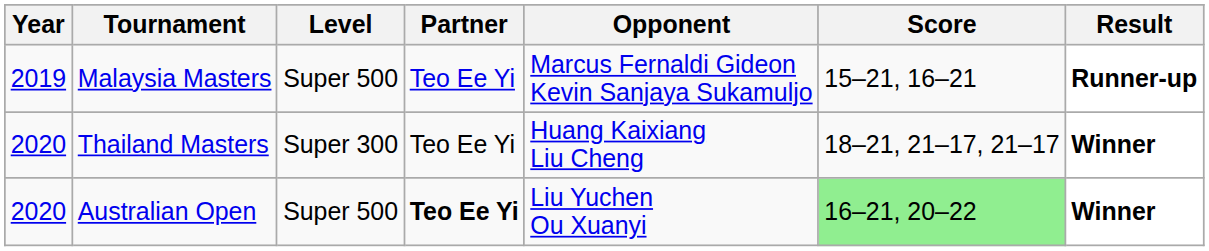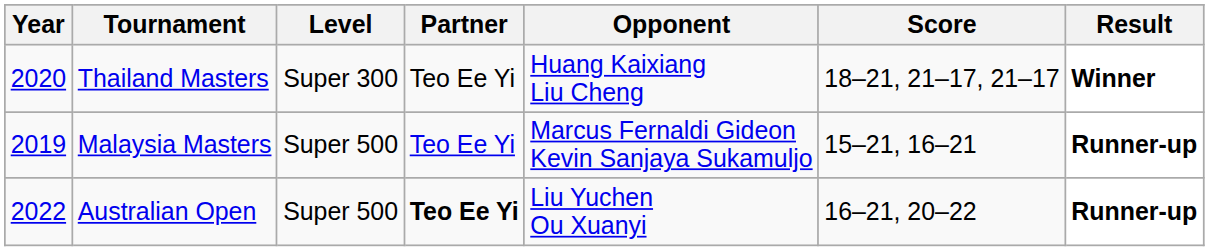rows swapped: (175, 78) <-> (173, 145)
(38, 212) 2020 -> (38, 212) 2022
(900, 212) lightgreen background -> (900, 212) no background
(1113, 212) Winner -> (1134, 212) Runner-up
